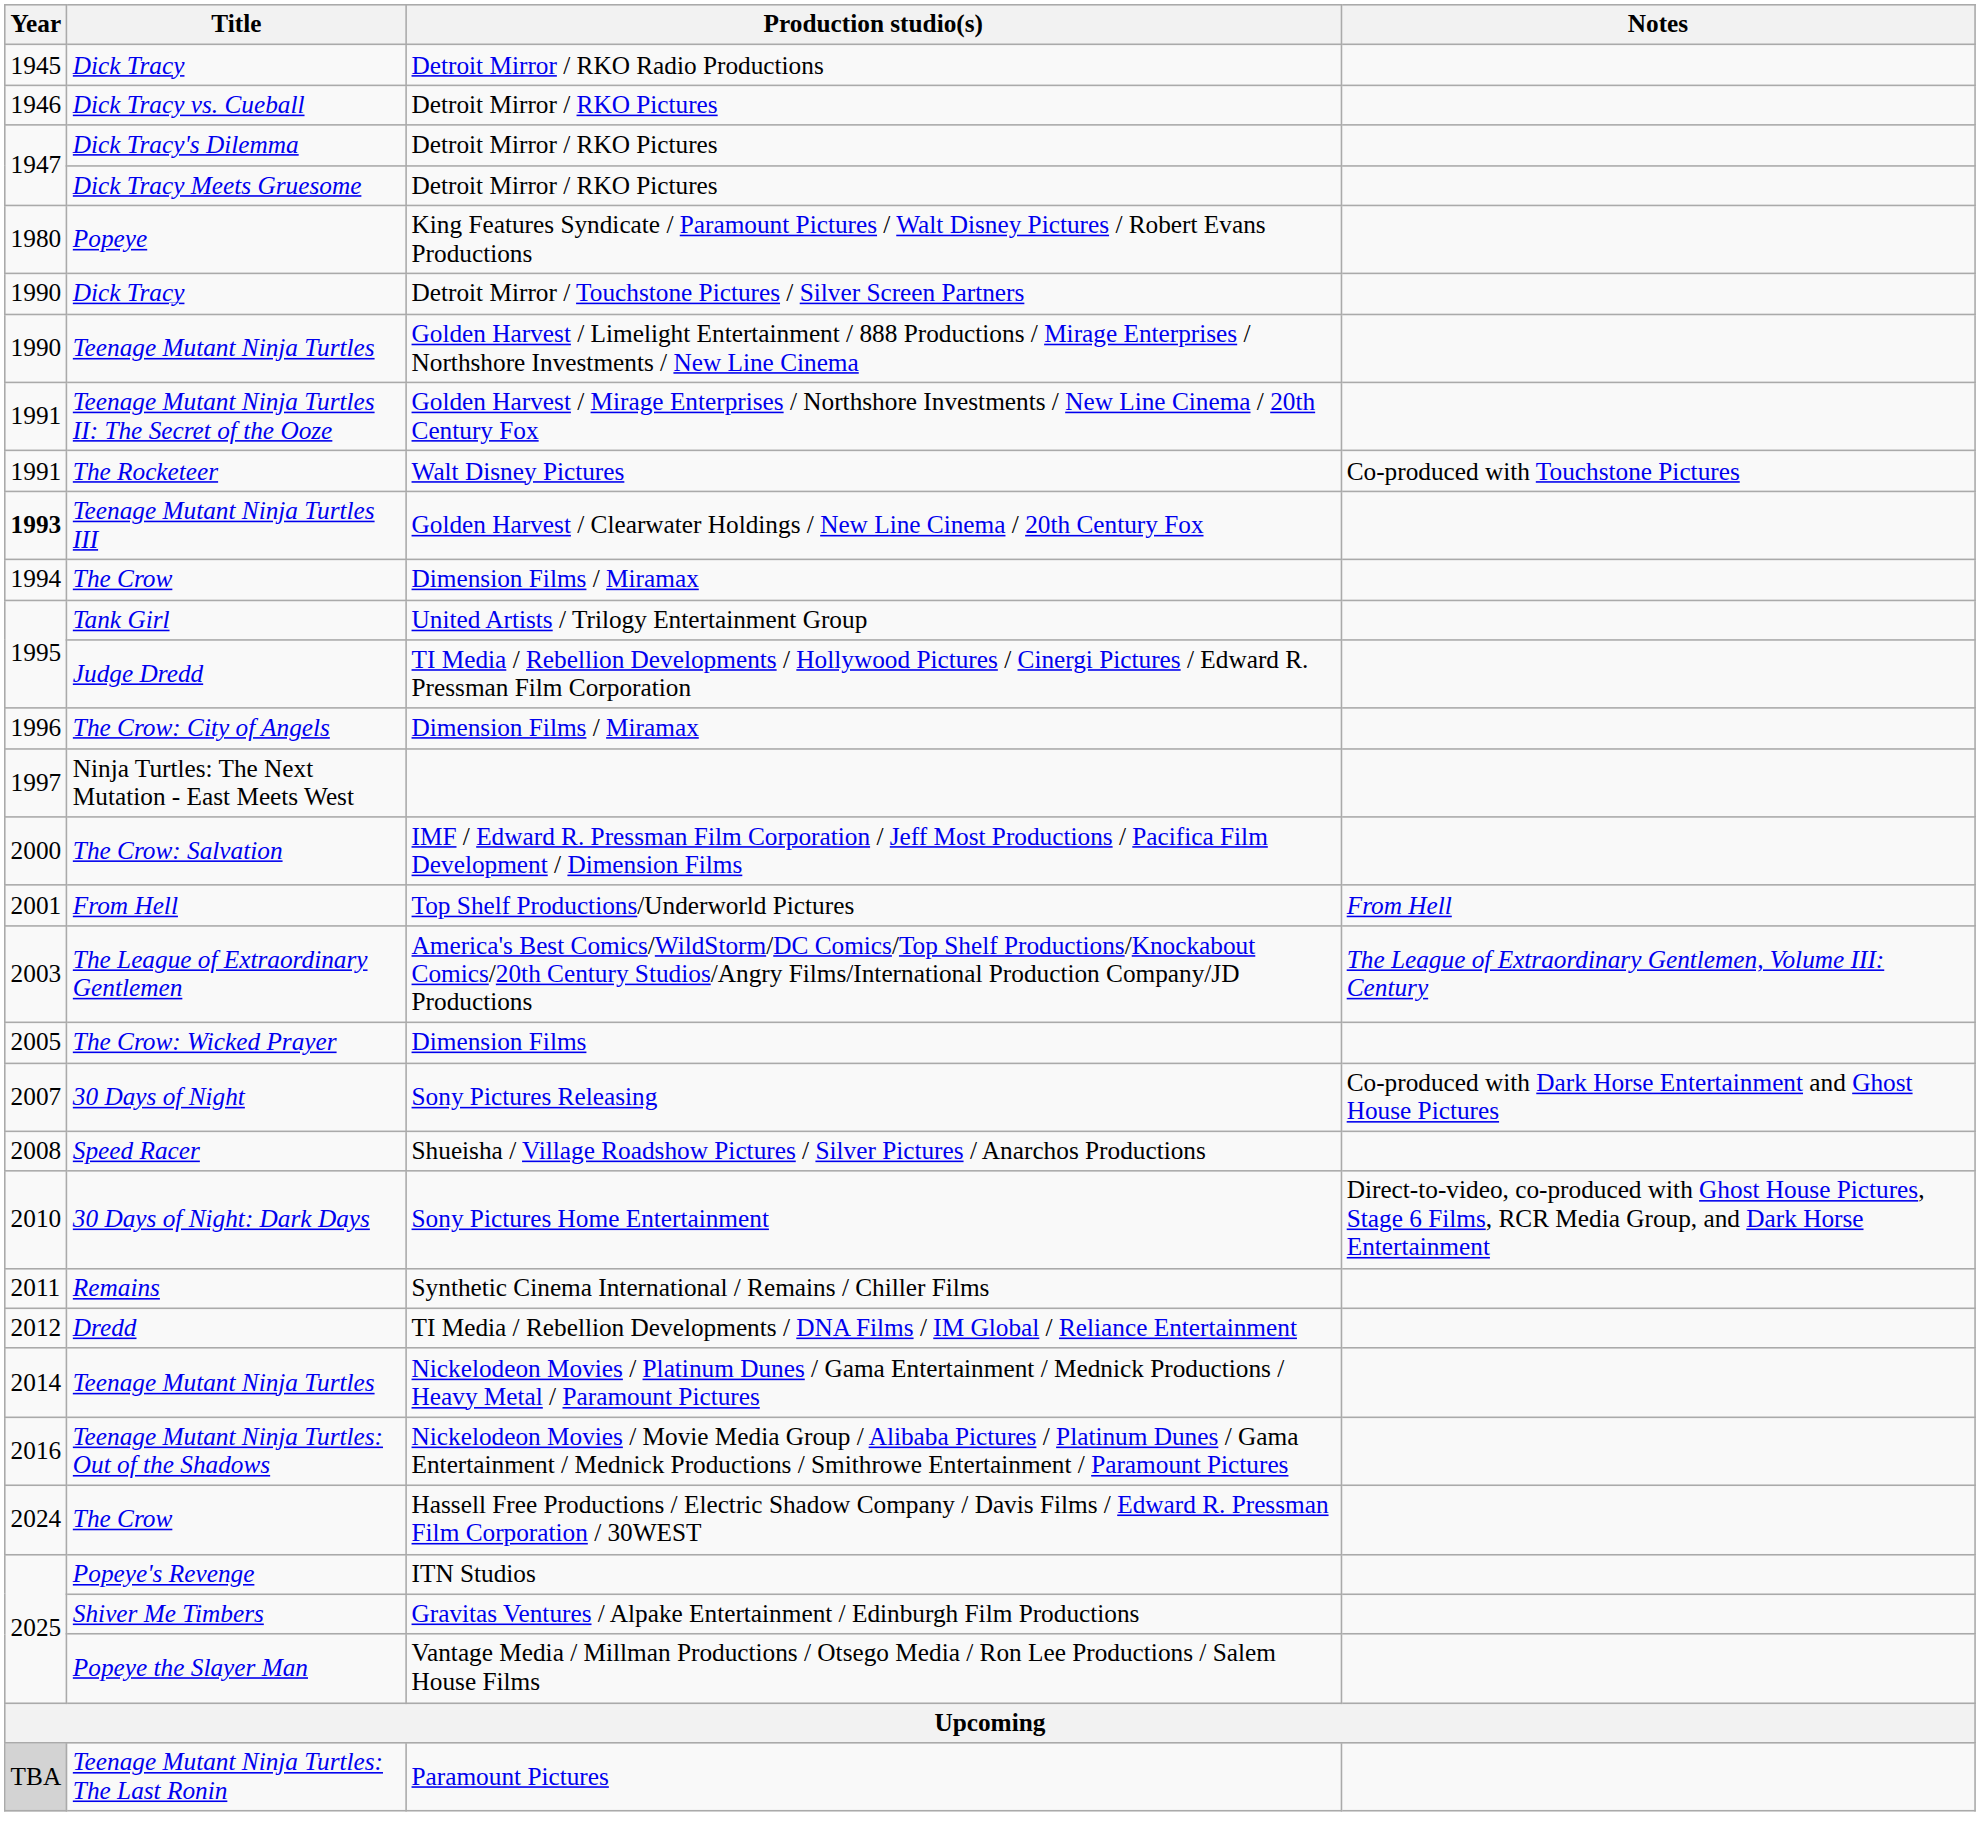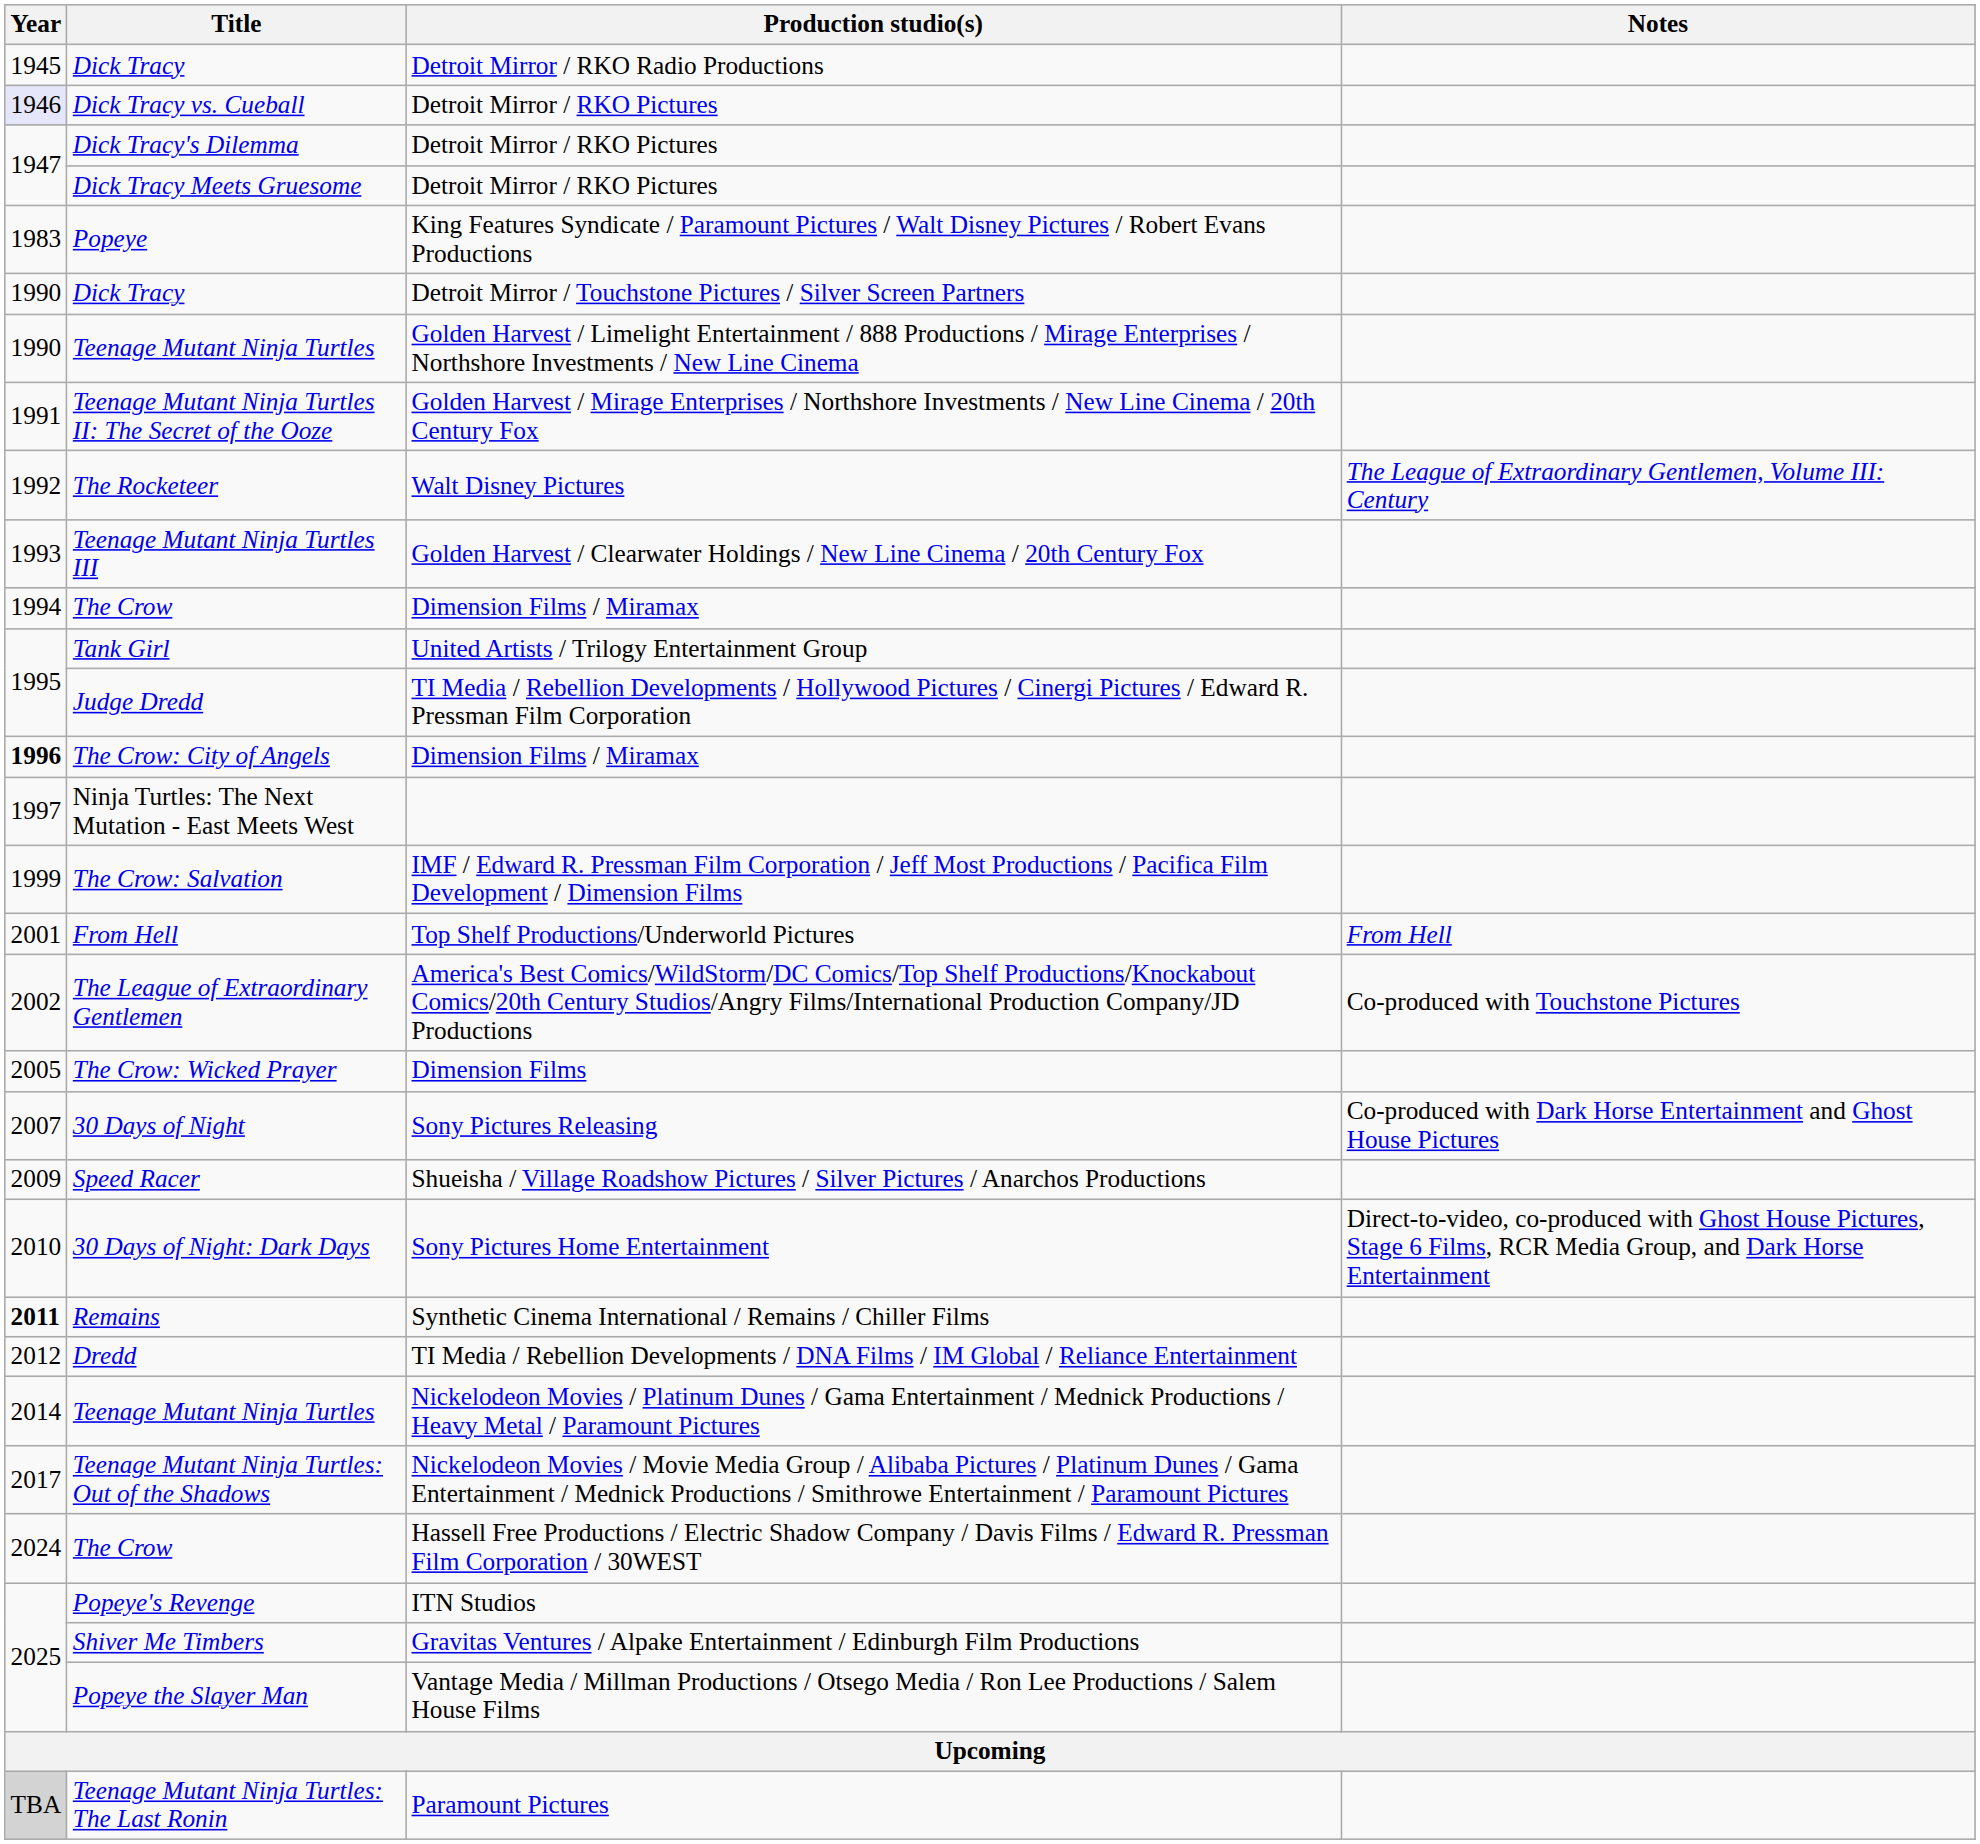(36, 104) no background -> (36, 104) lavender background
(36, 239) 1980 -> (36, 239) 1983
(36, 470) 1991 -> (36, 484) 1992
(1543, 470) Co-produced with Touchstone Pictures -> (1615, 484) The League of Extraordinary Gentlemen, Volume III: Century
(36, 525) bold -> (36, 553) normal
(36, 728) normal -> (36, 756) bold
(36, 850) 2000 -> (36, 879) 1999
(36, 973) 2003 -> (36, 1002) 2002
(1615, 973) The League of Extraordinary Gentlemen, Volume III: Century -> (1543, 1002) Co-produced with Touchstone Pictures
(36, 1150) 2008 -> (36, 1179) 2009
(35, 1287) normal -> (35, 1316) bold
(36, 1450) 2016 -> (36, 1479) 2017
